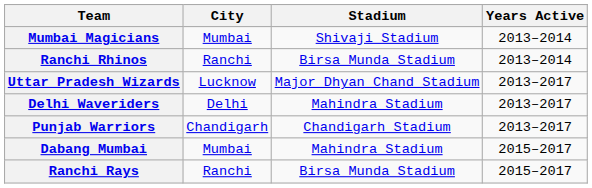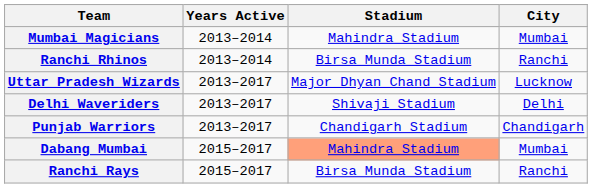columns swapped: (227, 16) <-> (535, 16)
(377, 38) Shivaji Stadium -> (393, 38) Mahindra Stadium
(377, 105) Mahindra Stadium -> (393, 105) Shivaji Stadium
(377, 149) no background -> (393, 149) lightsalmon background
